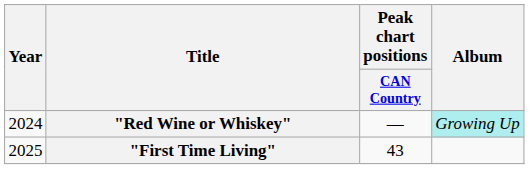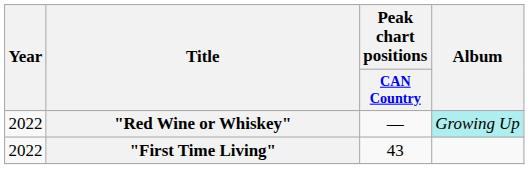(25, 123) 2024 -> (25, 123) 2022
(25, 150) 2025 -> (25, 150) 2022
